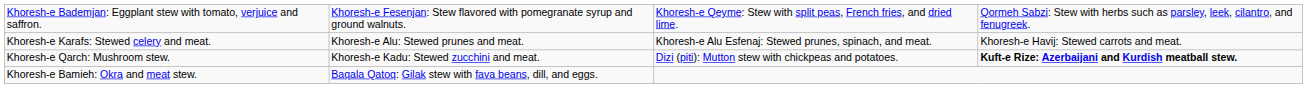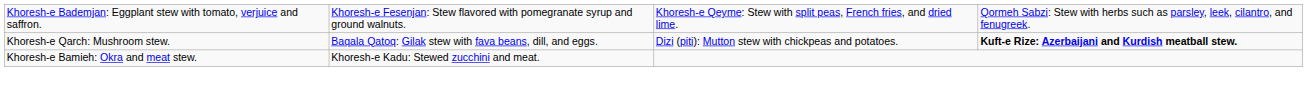- row: (109, 41)
(436, 58) Khoresh-e Kadu: Stewed zucchini and meat. -> (465, 41) Baqala Qatoq: Gilak stew with fava beans, dill, and eggs.
(465, 74) Baqala Qatoq: Gilak stew with fava beans, dill, and eggs. -> (436, 58) Khoresh-e Kadu: Stewed zucchini and meat.
